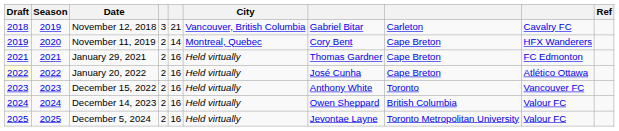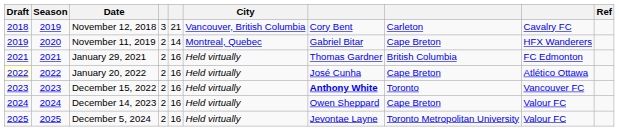(337, 27) Gabriel Bitar -> (331, 27) Cory Bent
(331, 42) Cory Bent -> (337, 42) Gabriel Bitar
(414, 57) Cape Breton -> (422, 57) British Columbia
(341, 88) normal -> (344, 88) bold
(422, 103) British Columbia -> (414, 103) Cape Breton
